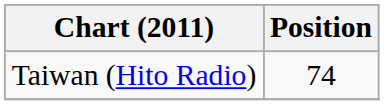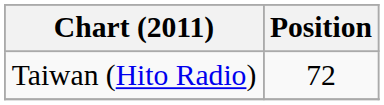(321, 74) 74 -> (321, 74) 72
